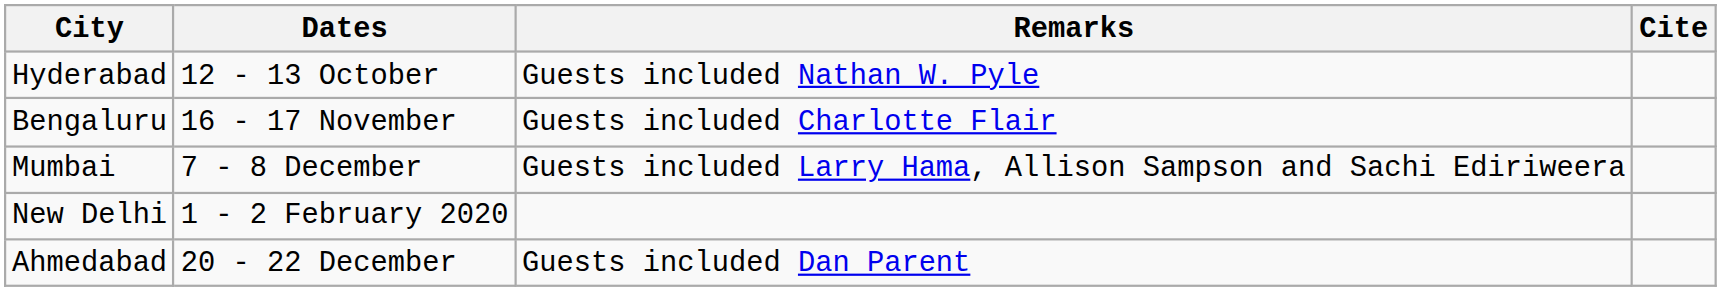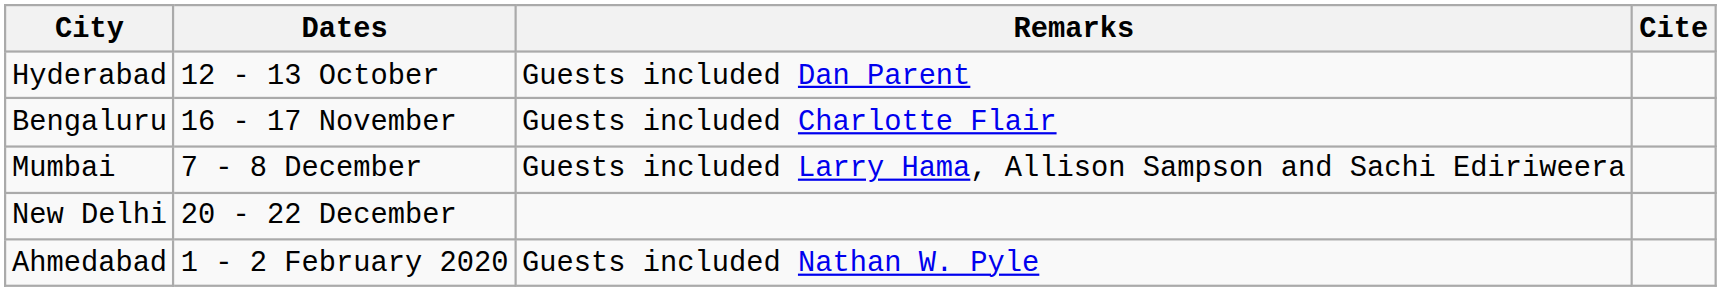(781, 75) Guests included Nathan W. Pyle -> (746, 75) Guests included Dan Parent
(345, 216) 1 - 2 February 2020 -> (319, 216) 20 - 22 December
(319, 263) 20 - 22 December -> (345, 263) 1 - 2 February 2020
(746, 263) Guests included Dan Parent -> (781, 263) Guests included Nathan W. Pyle
